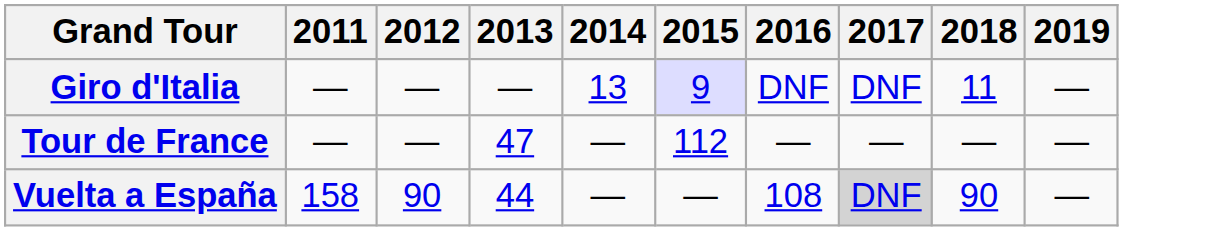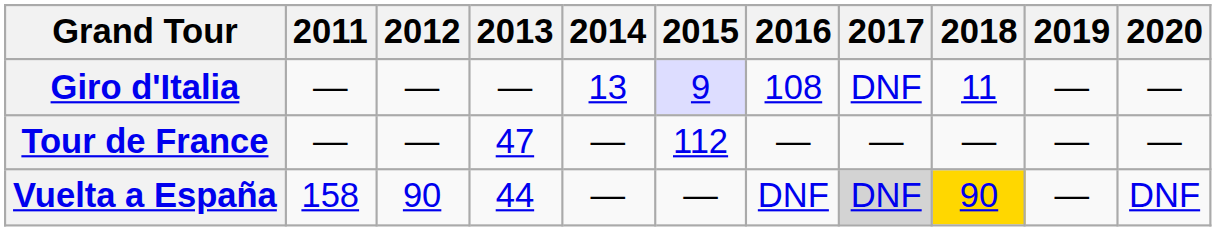+ column: (1165, 31)
(793, 86) DNF -> (793, 86) 108
(793, 196) 108 -> (793, 196) DNF
(979, 196) no background -> (979, 196) gold background
